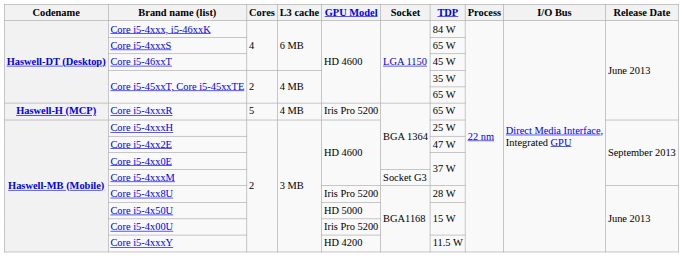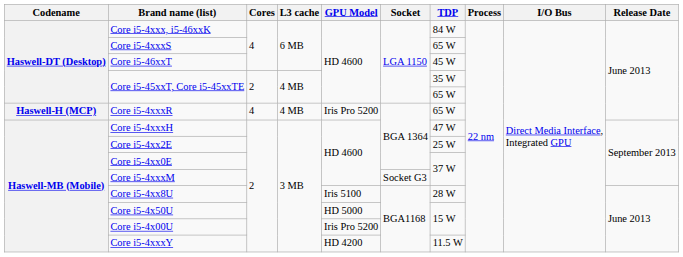(252, 111) 5 -> (252, 111) 4
(444, 128) 25 W -> (444, 128) 47 W
(444, 144) 47 W -> (444, 144) 25 W
(351, 194) Iris Pro 5200 -> (343, 194) Iris 5100
